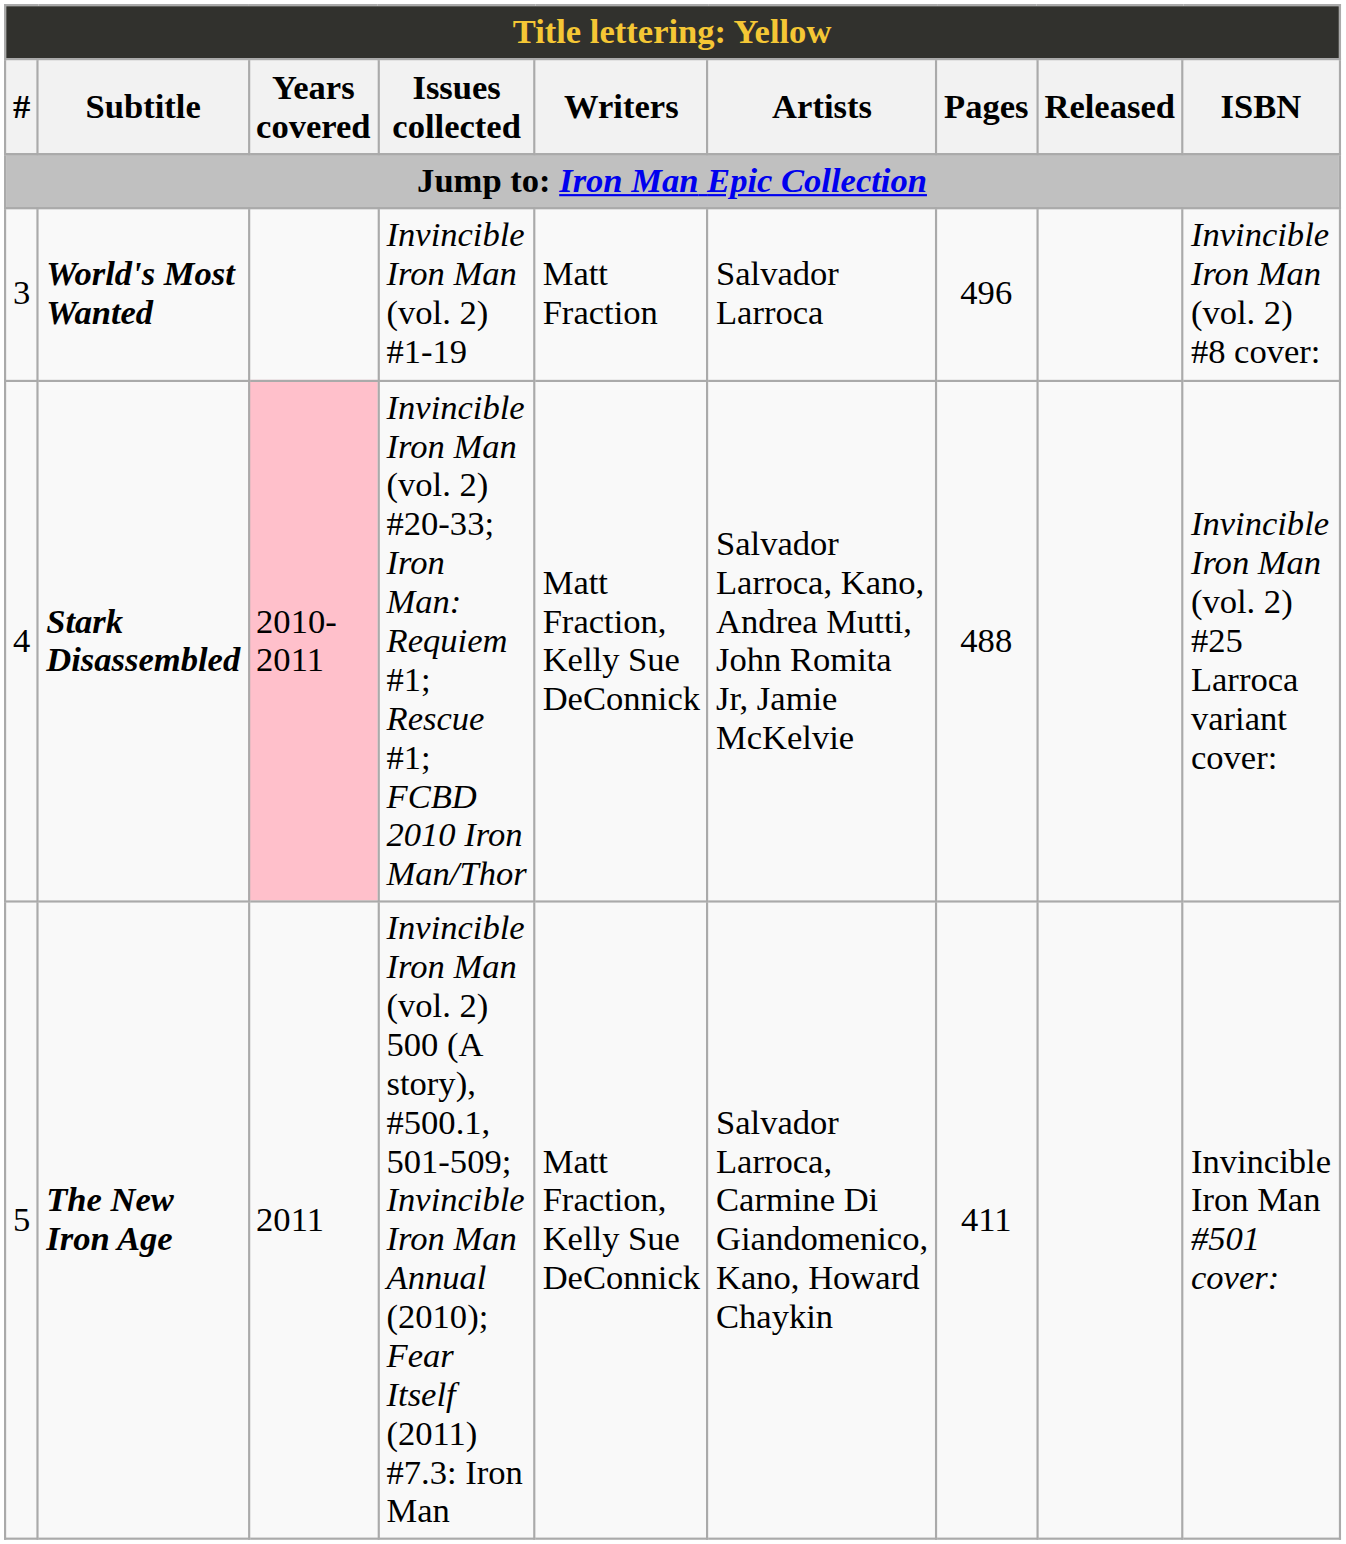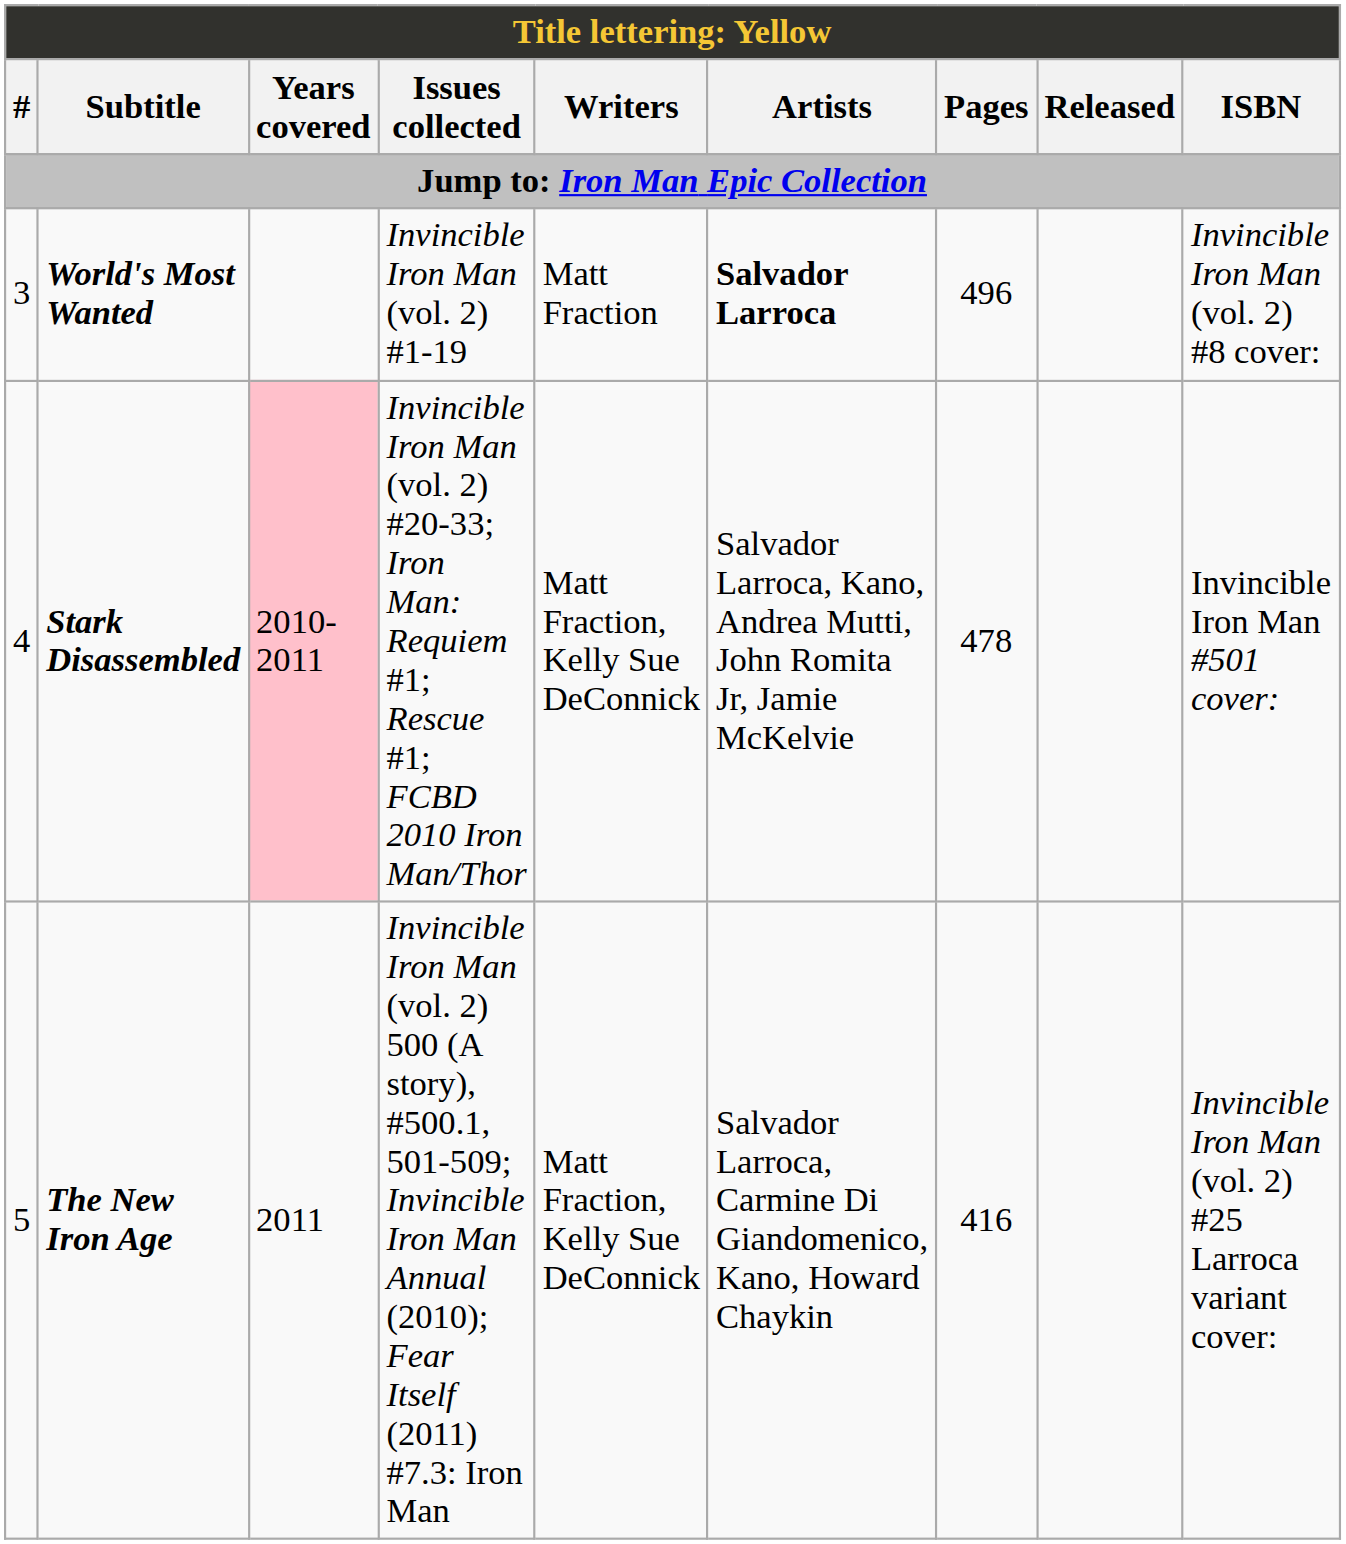(777, 293) normal -> (782, 293) bold
(986, 639) 488 -> (986, 639) 478
(1260, 639) Invincible Iron Man (vol. 2) #25 Larroca variant cover: -> (1261, 639) Invincible Iron Man #501 cover:
(986, 1219) 411 -> (986, 1219) 416
(1261, 1219) Invincible Iron Man #501 cover: -> (1260, 1219) Invincible Iron Man (vol. 2) #25 Larroca variant cover:
